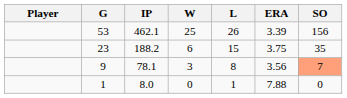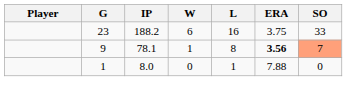- row: (103, 31)
(233, 48) 15 -> (233, 31) 16
(320, 48) 35 -> (320, 31) 33
(190, 66) 3 -> (190, 48) 1
(277, 66) normal -> (277, 48) bold
